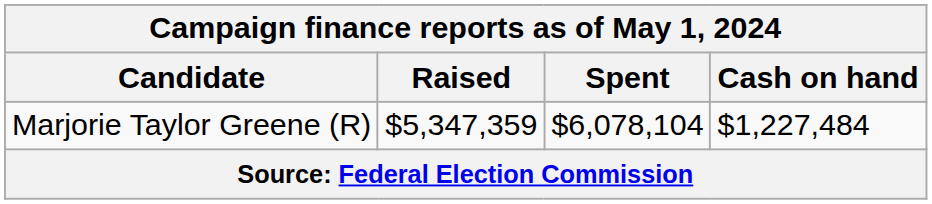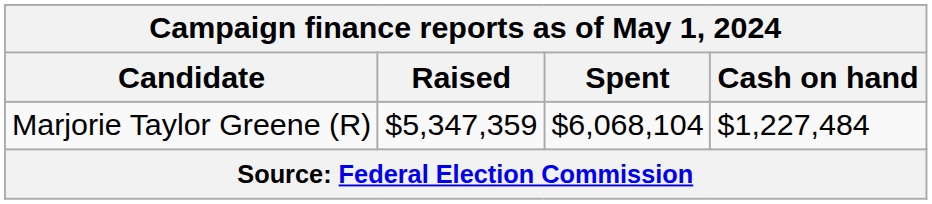(627, 125) $6,078,104 -> (627, 125) $6,068,104
